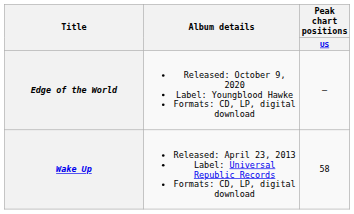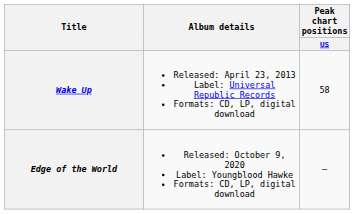rows swapped: (74, 170) <-> (74, 90)
